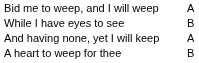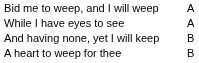(191, 23) B -> (191, 23) A
(191, 38) A -> (191, 38) B
